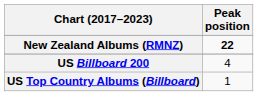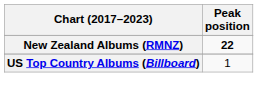- row: (103, 63)
